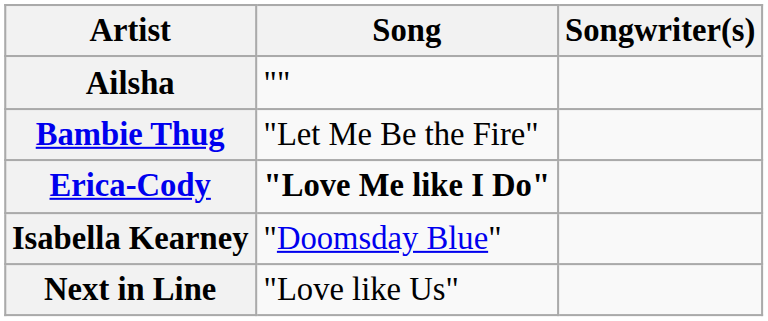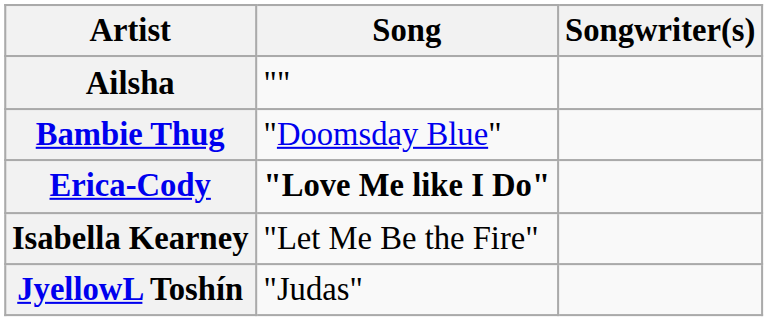(401, 133) "Let Me Be the Fire" -> (383, 133) "Doomsday Blue"
(383, 237) "Doomsday Blue" -> (401, 237) "Let Me Be the Fire"
+ row: (130, 289)
- row: (130, 289)
